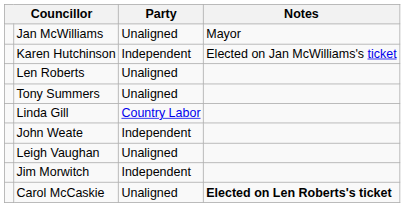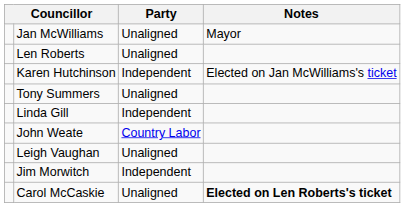rows swapped: (50, 73) <-> (66, 53)
(161, 113) Country Labor -> (156, 113) Independent
(156, 133) Independent -> (161, 133) Country Labor
